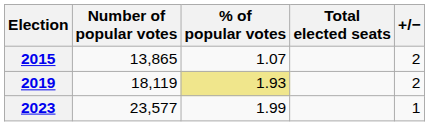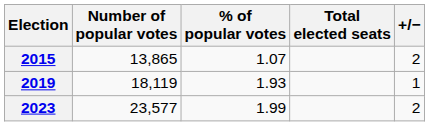(271, 83) khaki background -> (271, 83) no background
(416, 83) 2 -> (416, 83) 1
(416, 108) 1 -> (416, 108) 2
